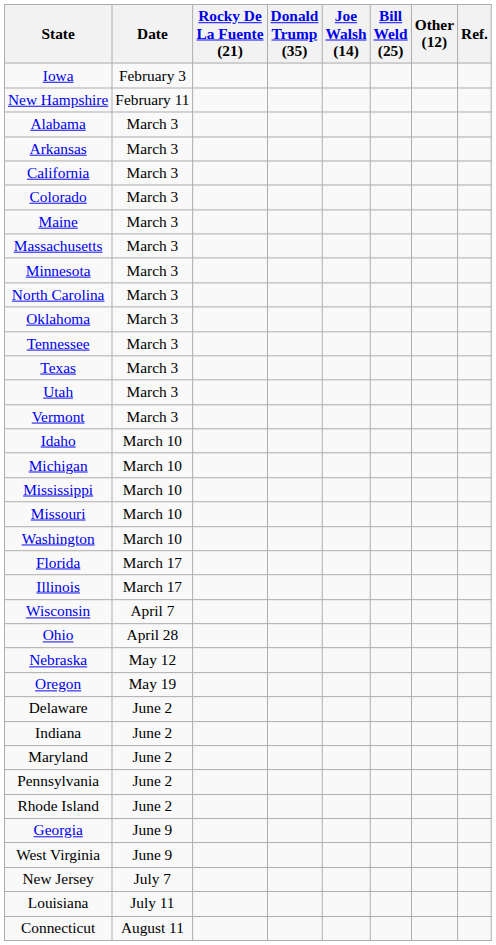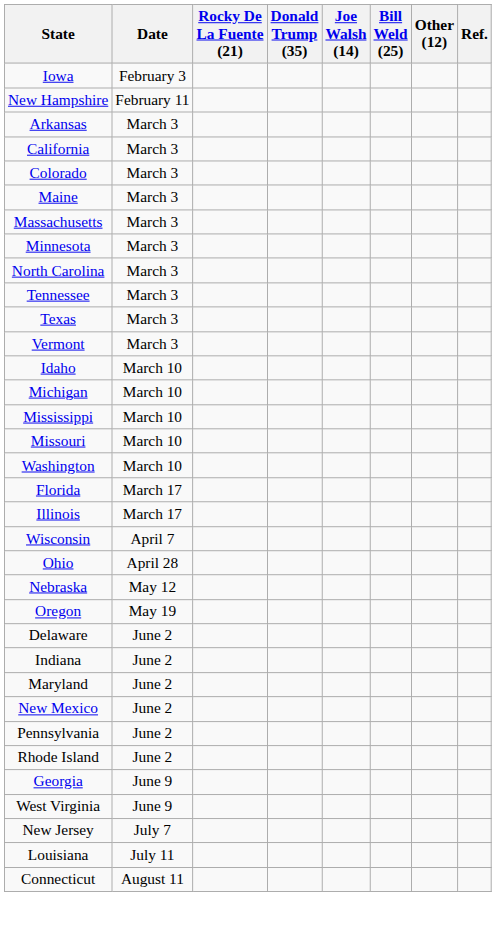- row: (58, 124)
- row: (58, 319)
- row: (58, 392)
+ row: (58, 708)
